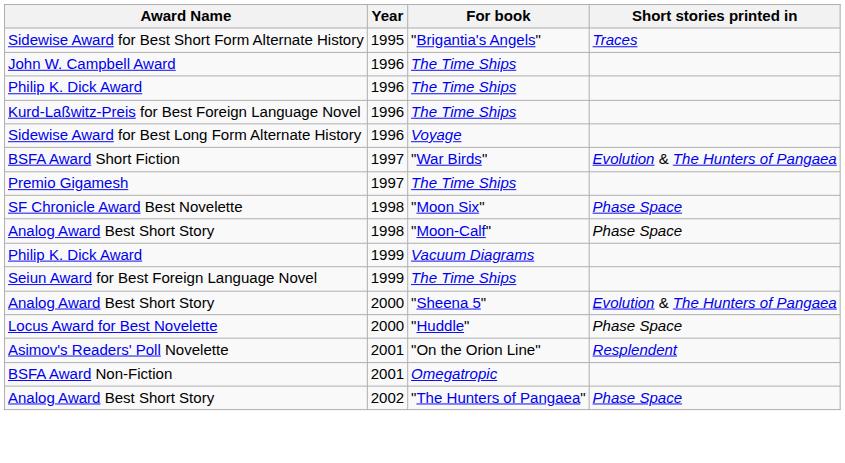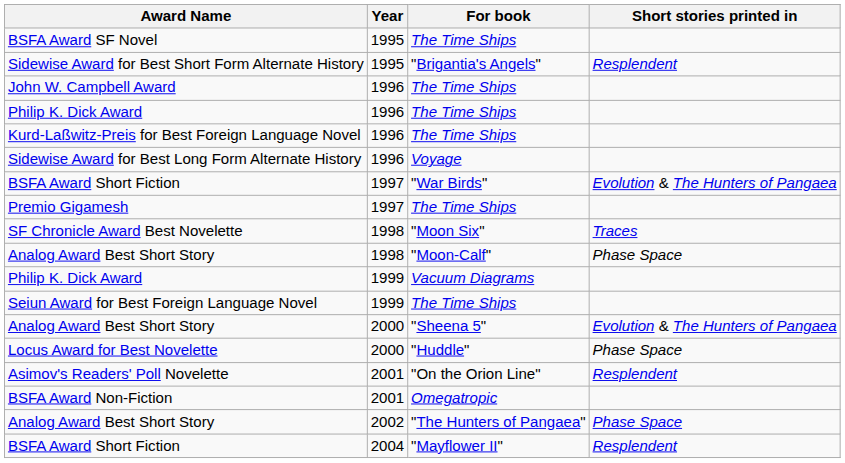+ row: (83, 40)
(615, 40) Traces -> (635, 64) Resplendent
(637, 207) Phase Space -> (615, 231) Traces
+ row: (94, 445)
